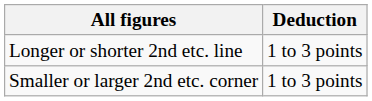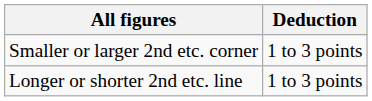rows swapped: (134, 80) <-> (126, 50)
